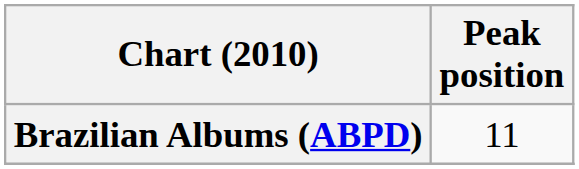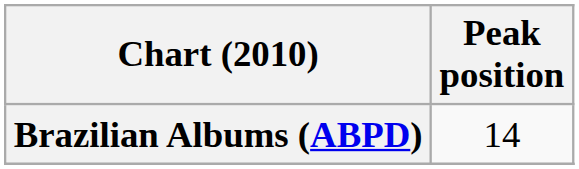(502, 133) 11 -> (502, 133) 14
